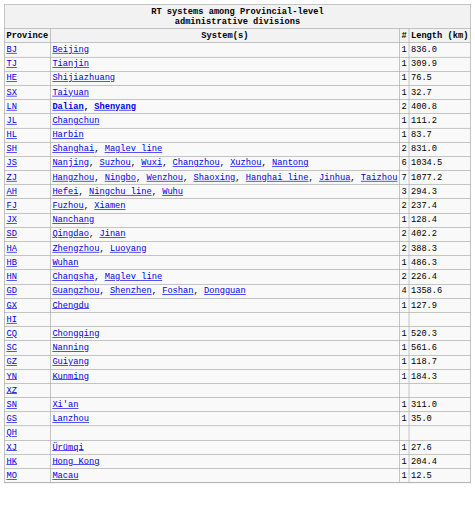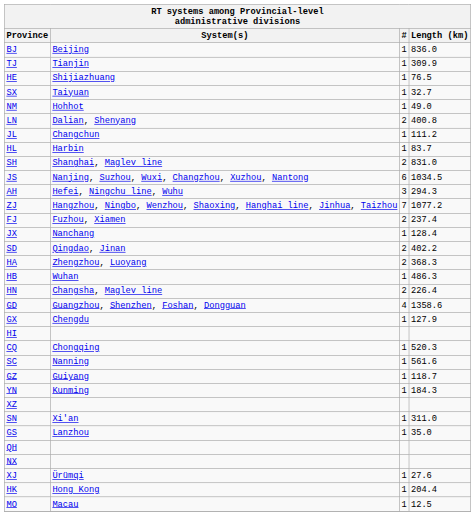+ row: (12, 107)
(94, 107) bold -> (94, 121) normal
rows swapped: (12, 178) <-> (12, 192)
(424, 249) 388.3 -> (424, 263) 368.3
+ row: (12, 462)
